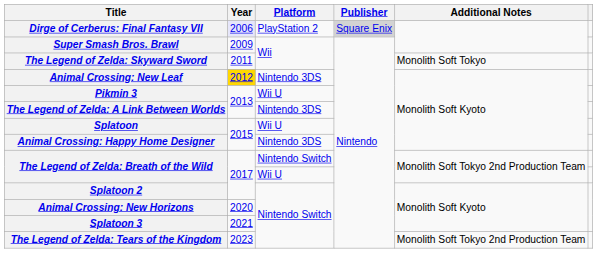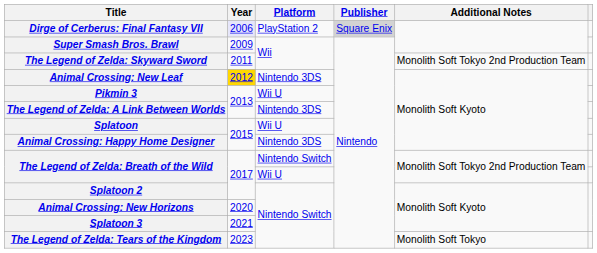(441, 61) Monolith Soft Tokyo -> (491, 61) Monolith Soft Tokyo 2nd Production Team
(491, 239) Monolith Soft Tokyo 2nd Production Team -> (441, 239) Monolith Soft Tokyo
